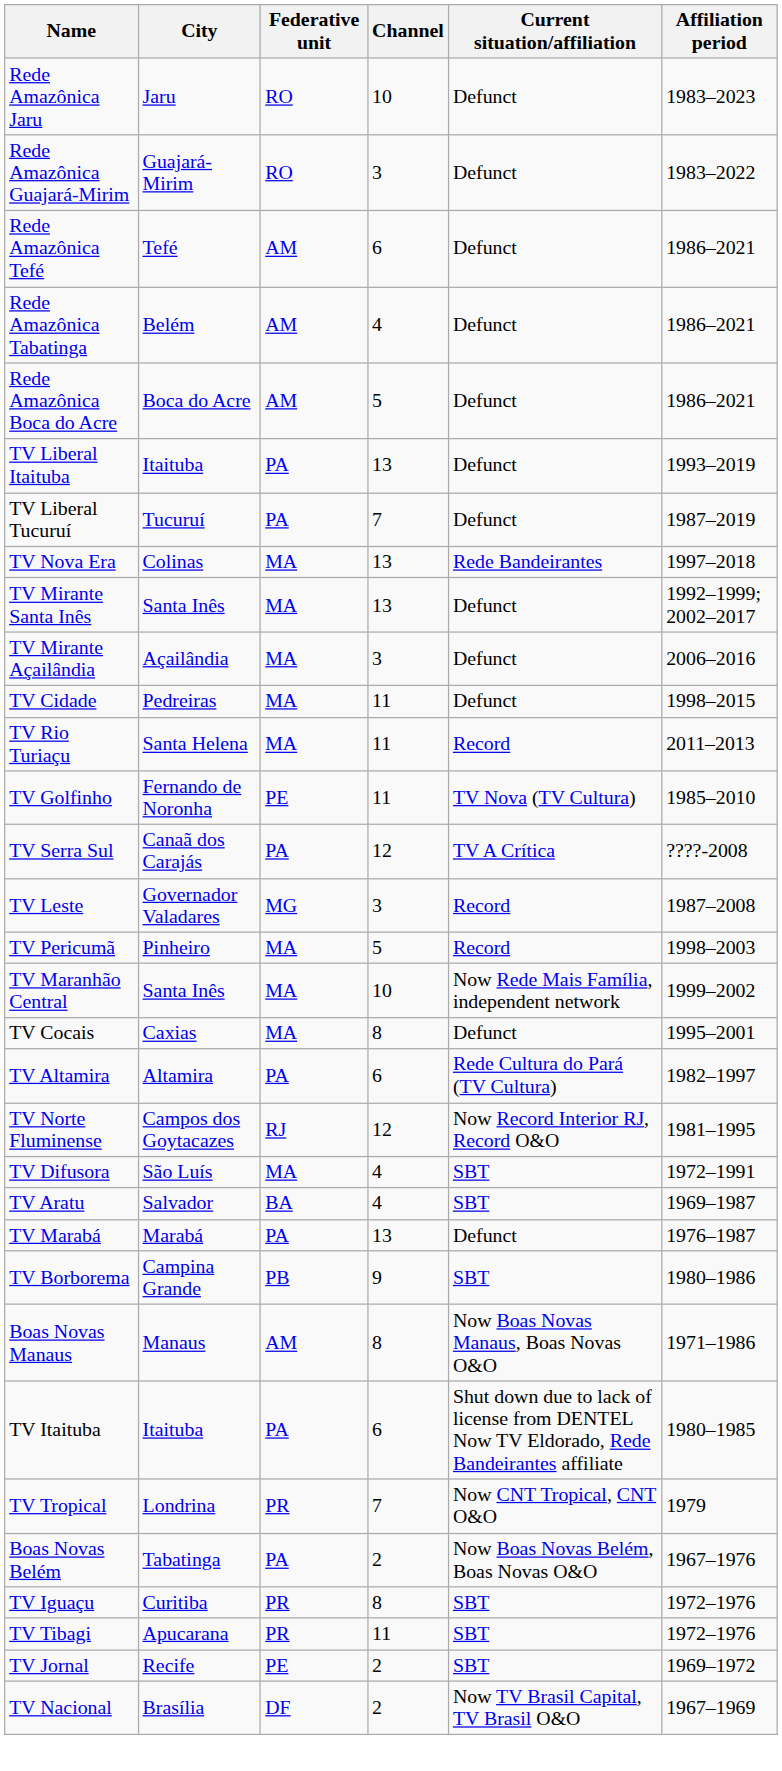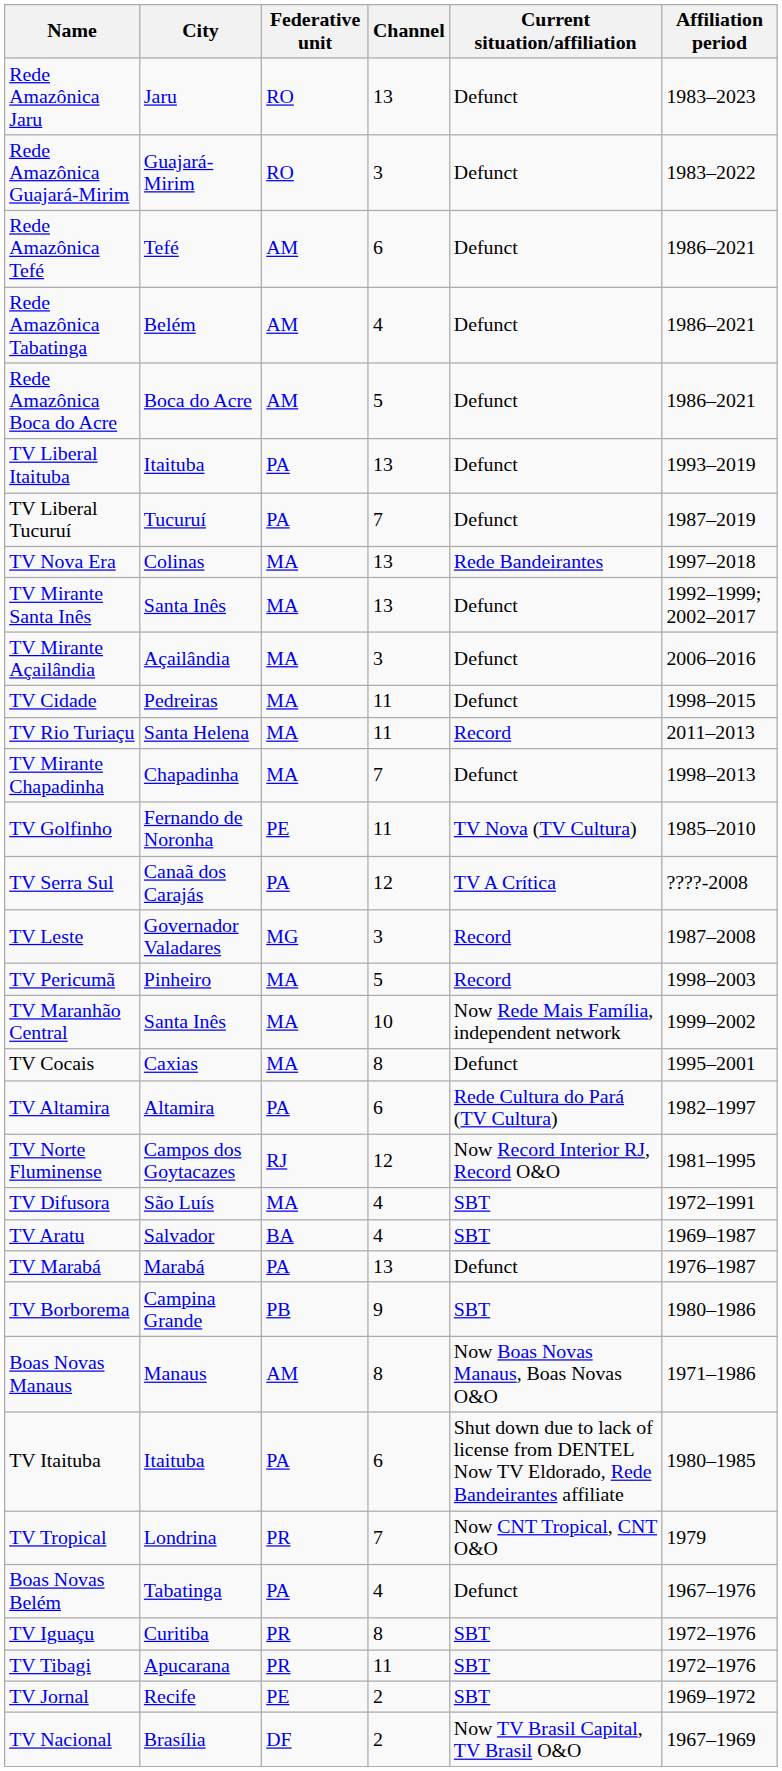(382, 96) 10 -> (383, 96) 13
+ row: (57, 775)
(377, 1559) 2 -> (378, 1591) 4
(553, 1559) Now Boas Novas Belém, Boas Novas O&O -> (486, 1591) Defunct
